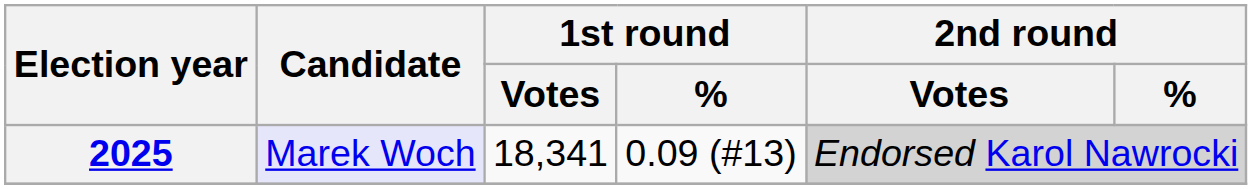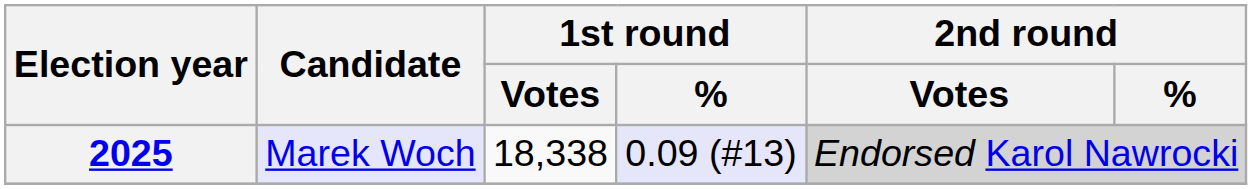(550, 153) 18,341 -> (550, 153) 18,338
(711, 153) no background -> (711, 153) lavender background
